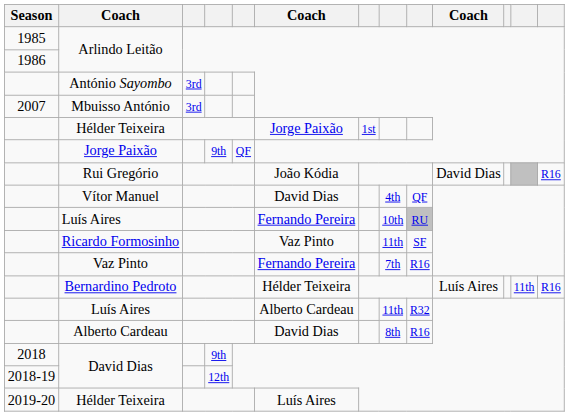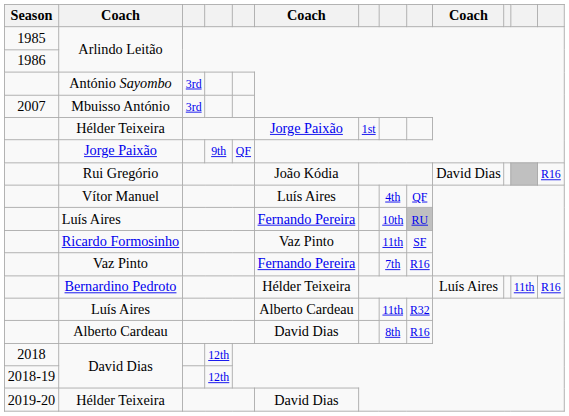(306, 196) David Dias -> (306, 196) Luís Aires
(219, 355) 9th -> (219, 355) 12th
(306, 399) Luís Aires -> (306, 399) David Dias
